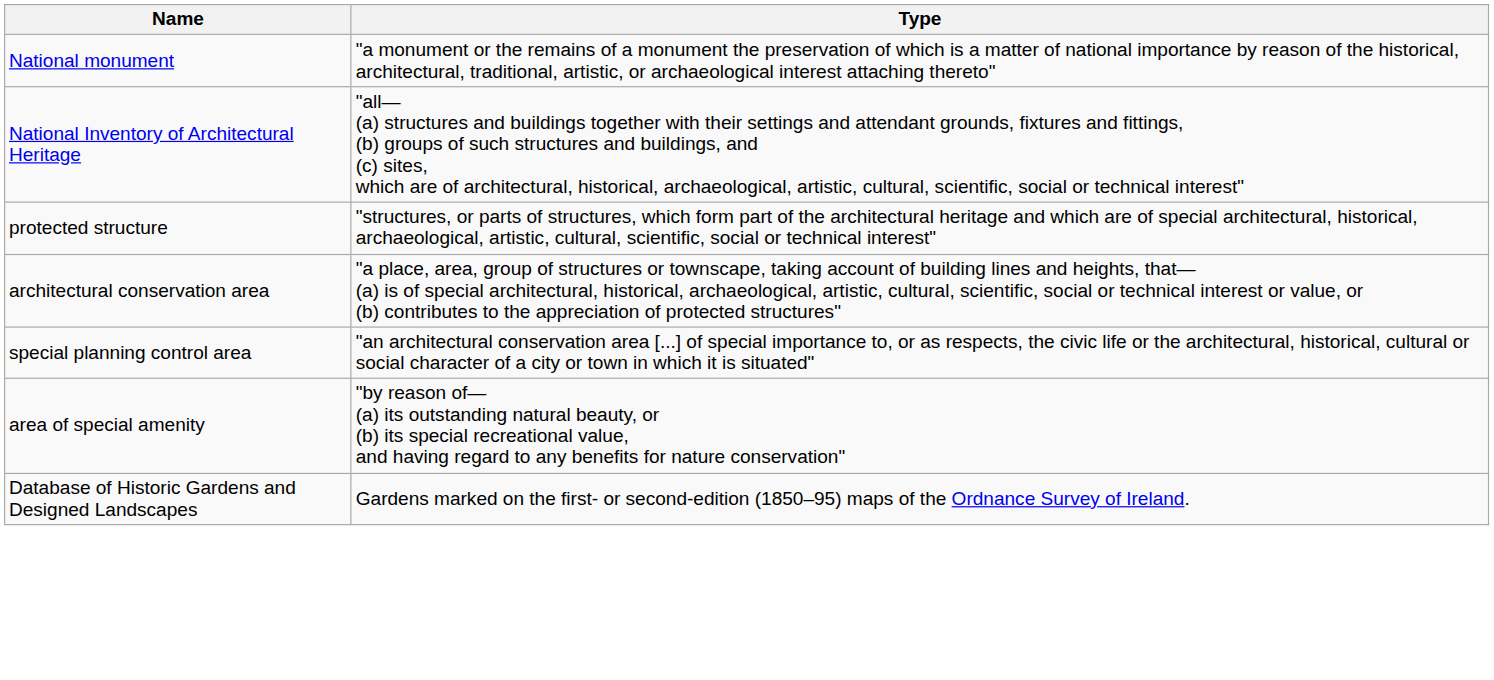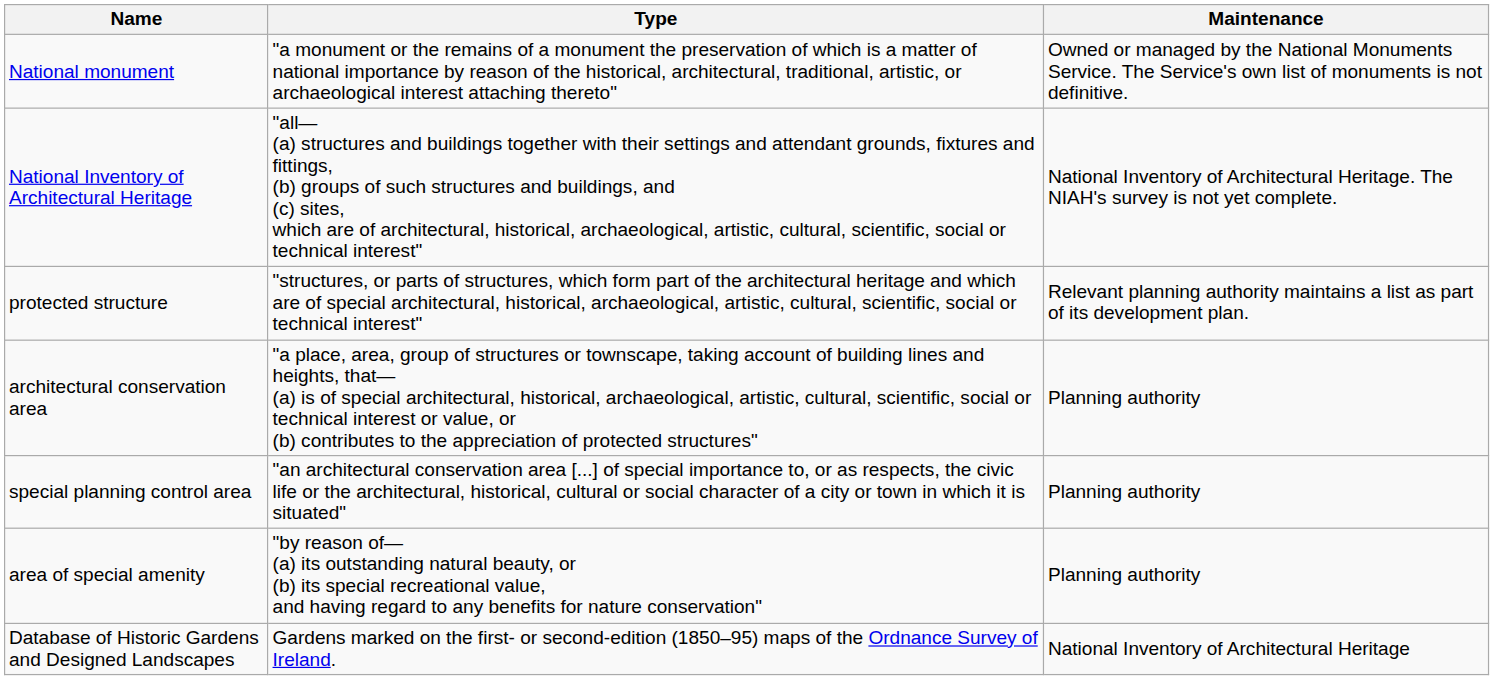+ column: (1266, 19)
